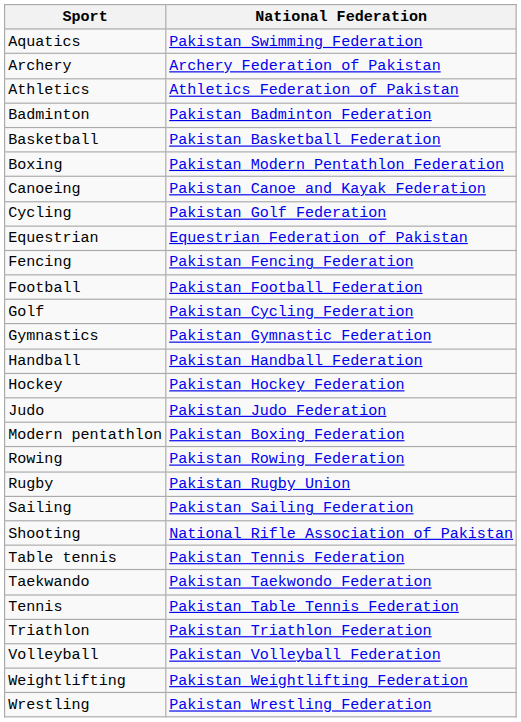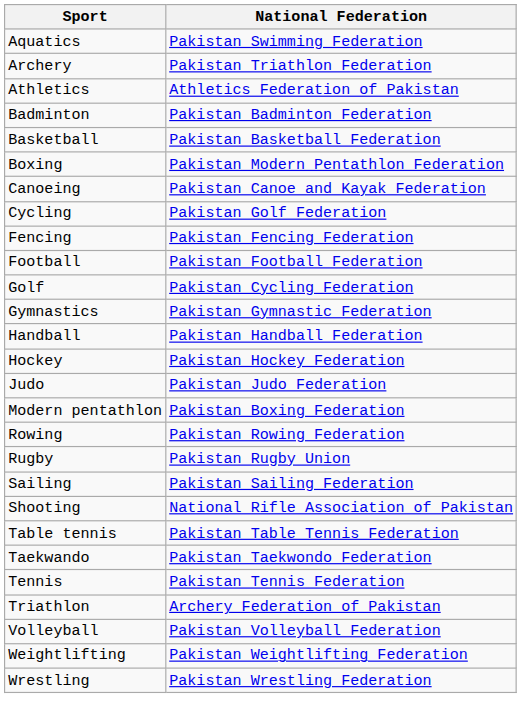(305, 66) Archery Federation of Pakistan -> (300, 66) Pakistan Triathlon Federation
- row: (53, 238)
(287, 558) Pakistan Tennis Federation -> (314, 533) Pakistan Table Tennis Federation
(314, 607) Pakistan Table Tennis Federation -> (287, 582) Pakistan Tennis Federation
(300, 631) Pakistan Triathlon Federation -> (305, 607) Archery Federation of Pakistan
